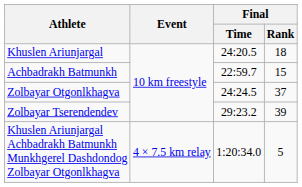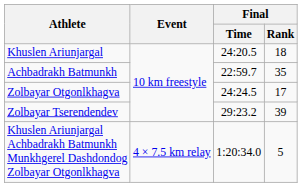(281, 73) 15 -> (281, 73) 35
(281, 92) 37 -> (281, 92) 17
